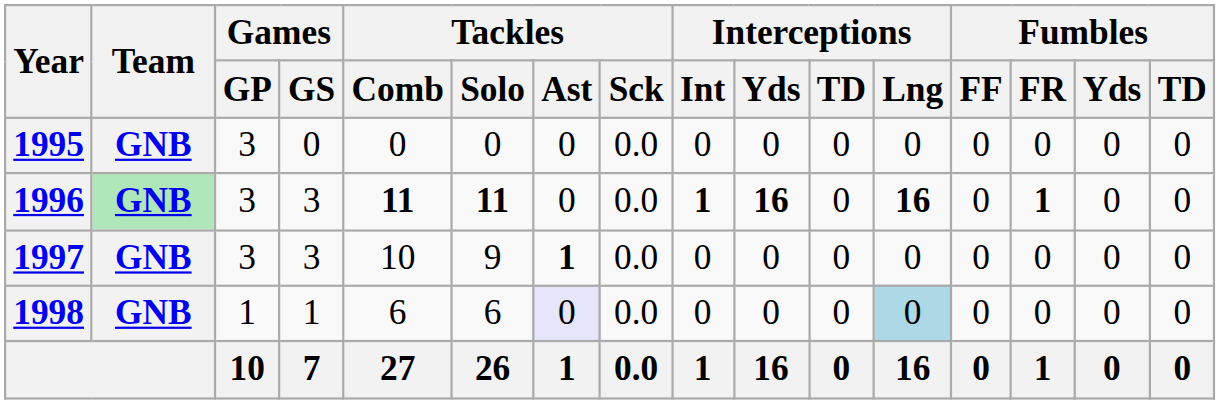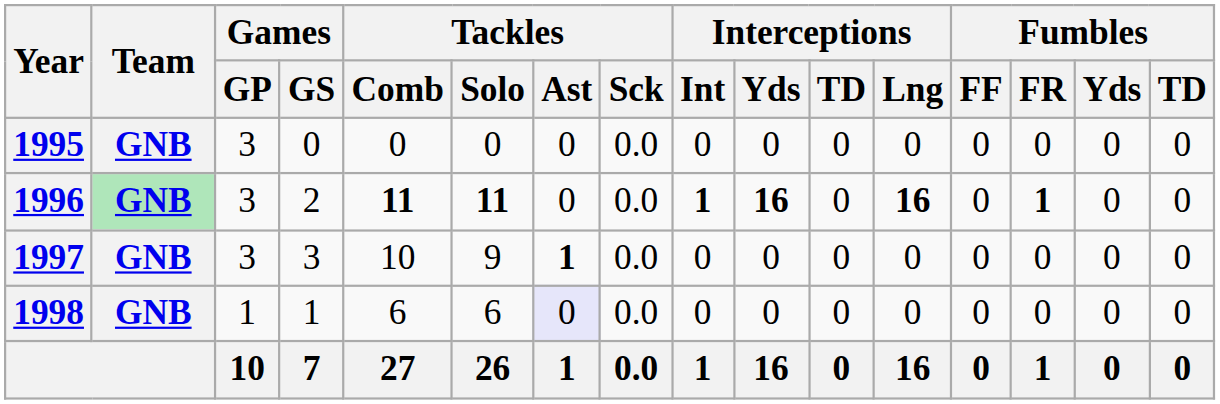(312, 200) 3 -> (312, 200) 2
(913, 312) lightblue background -> (913, 312) no background
